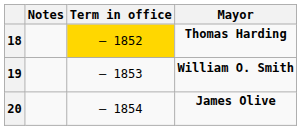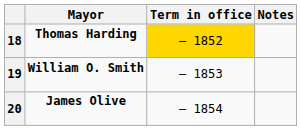columns swapped: (236, 14) <-> (46, 14)
